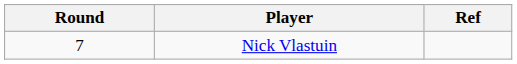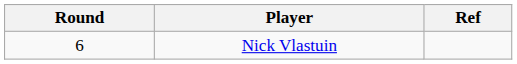(80, 45) 7 -> (80, 45) 6
